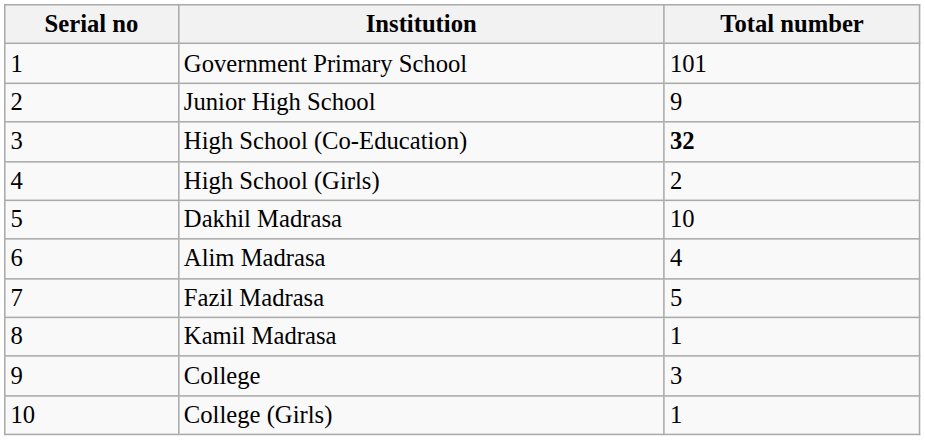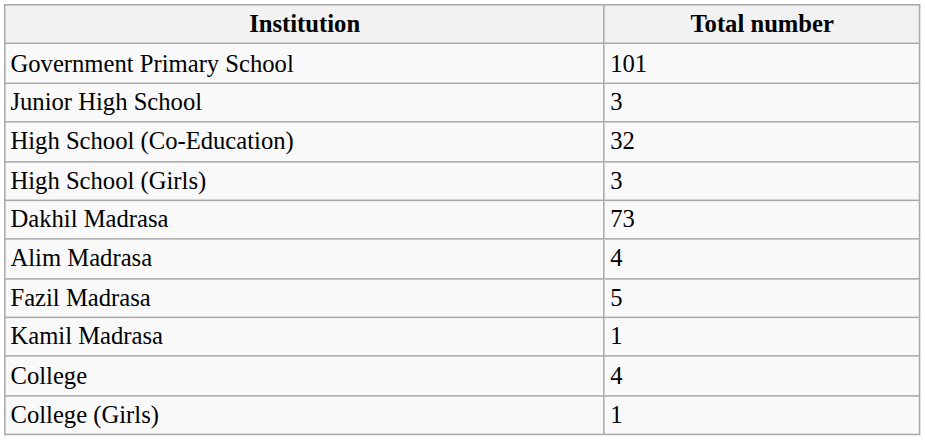- column: (91, 24)
(676, 102) 9 -> (616, 102) 3
(682, 141) bold -> (623, 141) normal
(676, 180) 2 -> (616, 180) 3
(682, 219) 10 -> (623, 219) 73
(676, 375) 3 -> (616, 375) 4
